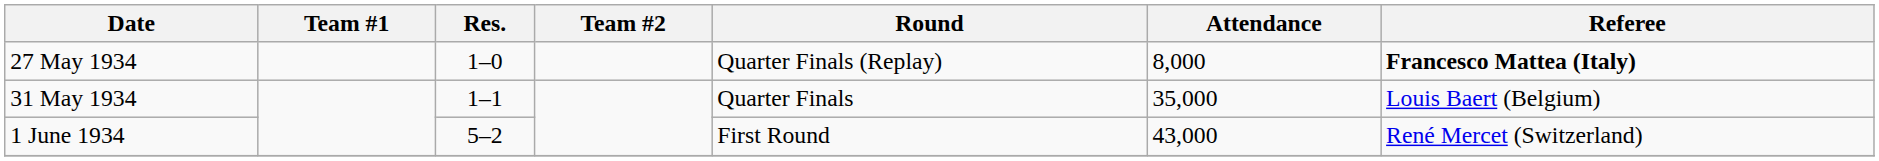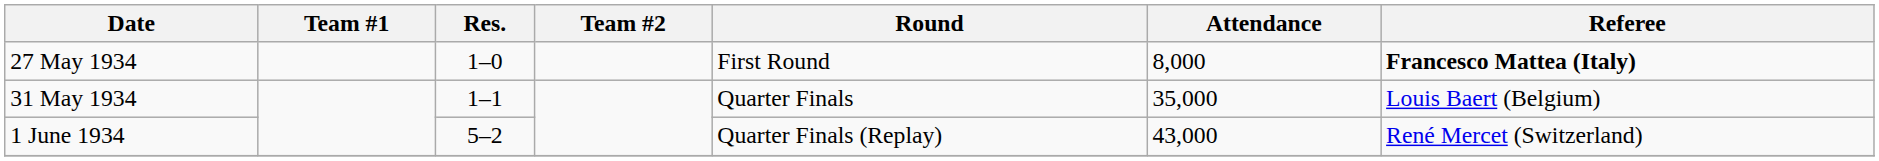(830, 60) Quarter Finals (Replay) -> (774, 60) First Round
(774, 135) First Round -> (830, 135) Quarter Finals (Replay)
